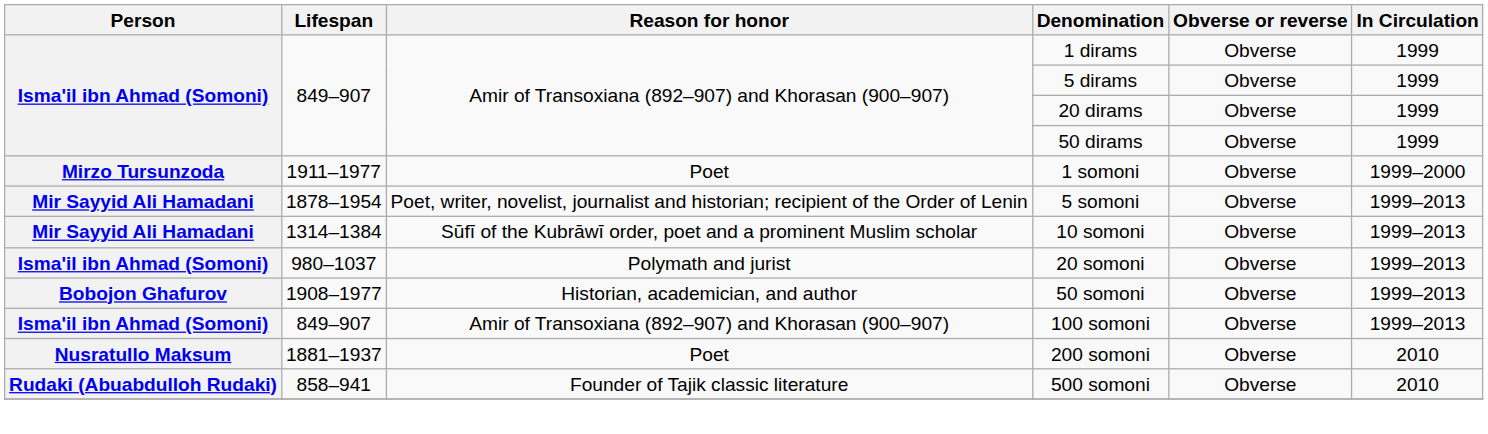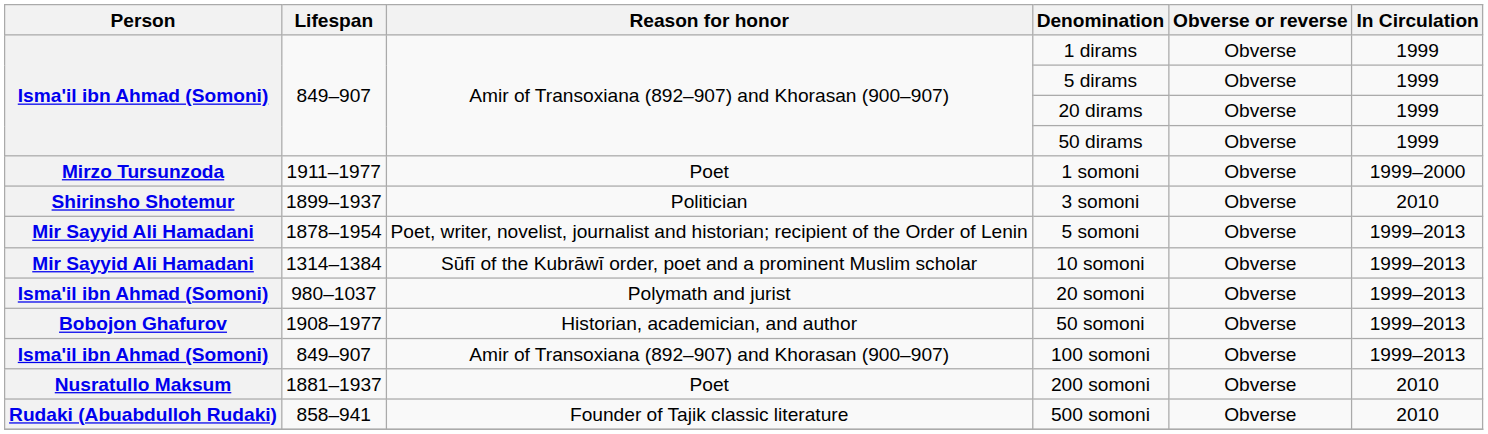+ row: (1100, 202)
